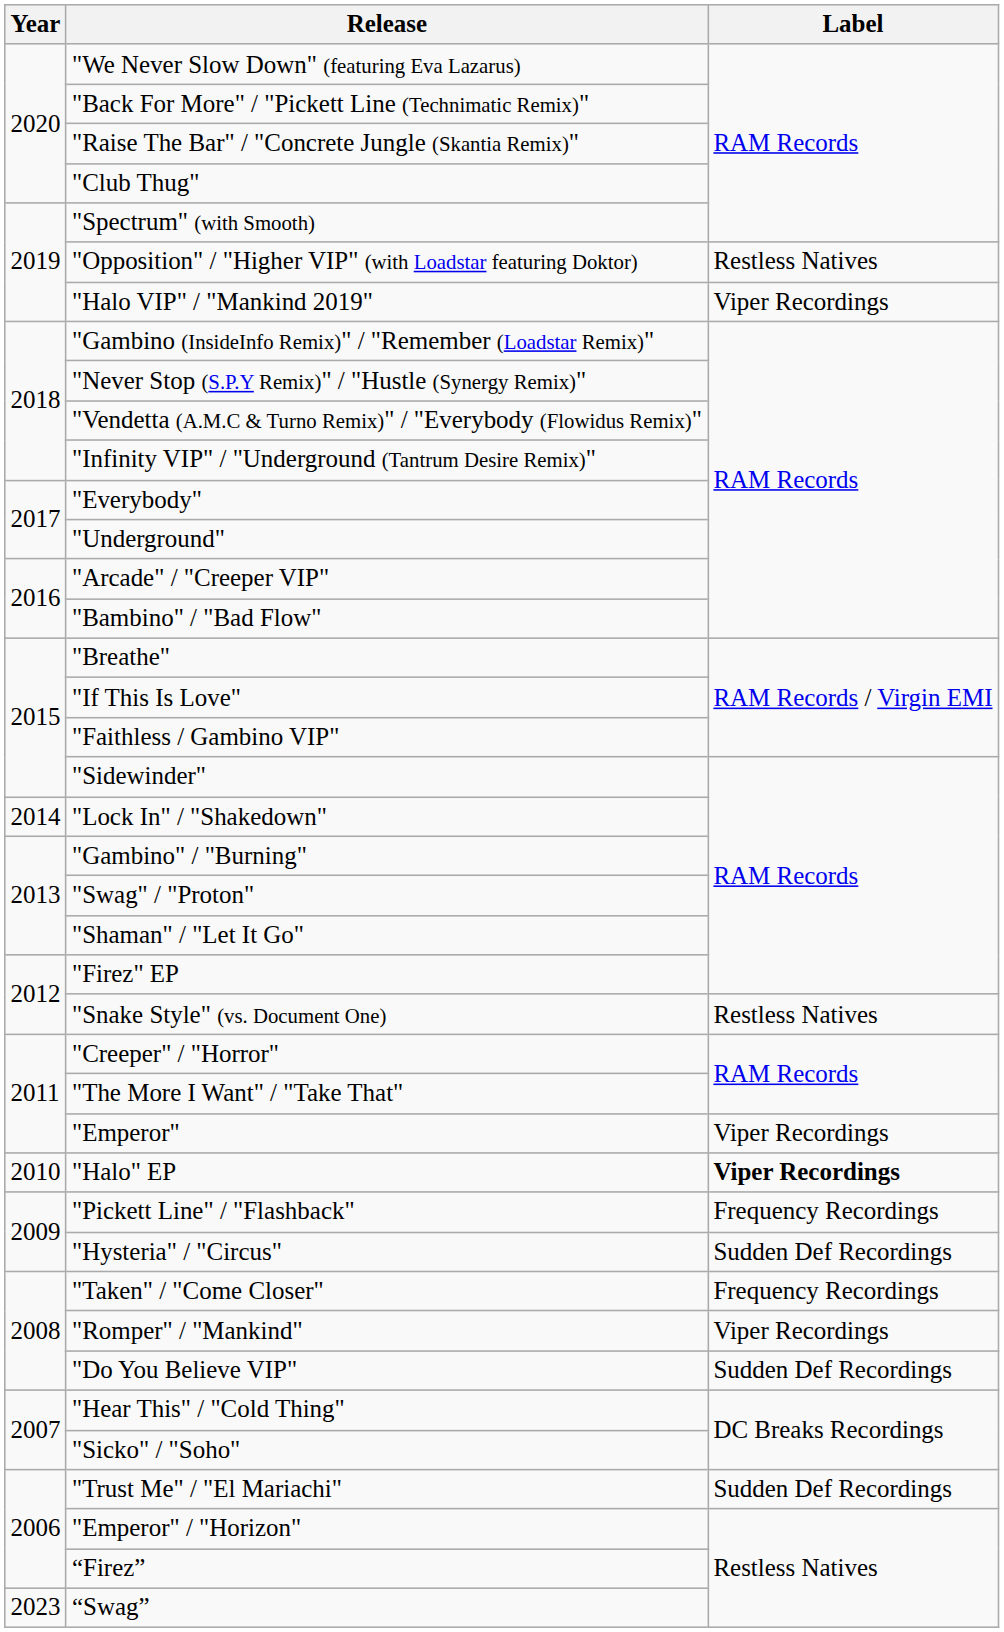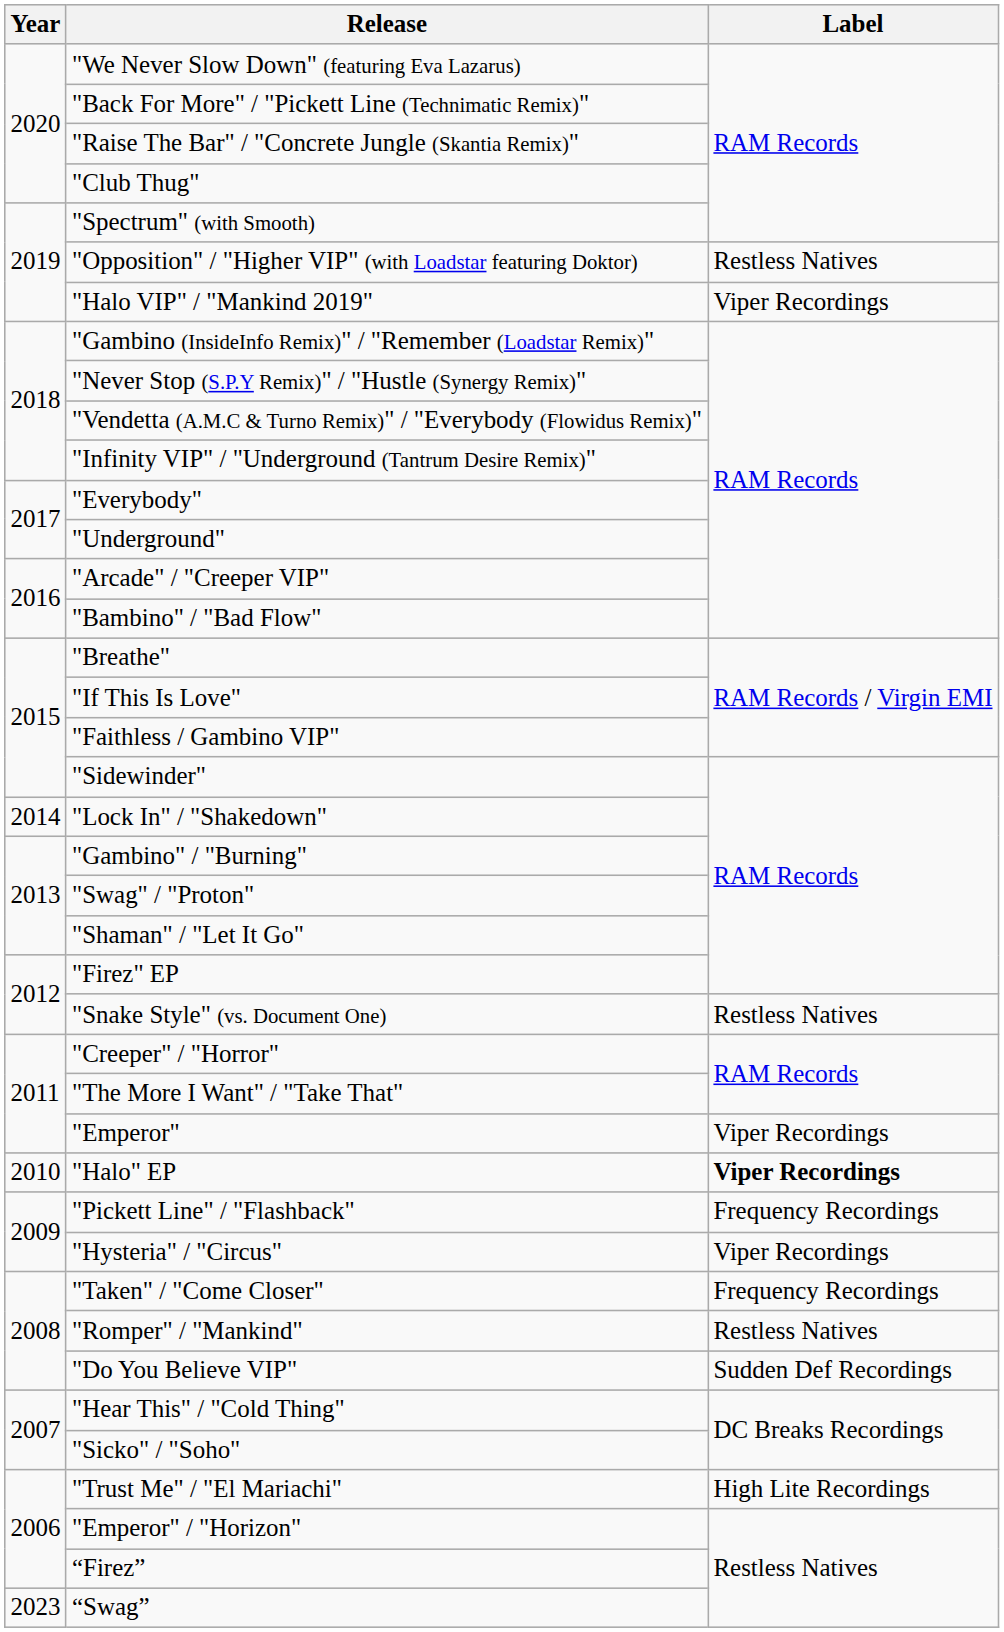(833, 1251) Sudden Def Recordings -> (801, 1251) Viper Recordings
(801, 1330) Viper Recordings -> (796, 1330) Restless Natives
(833, 1488) Sudden Def Recordings -> (822, 1488) High Lite Recordings
